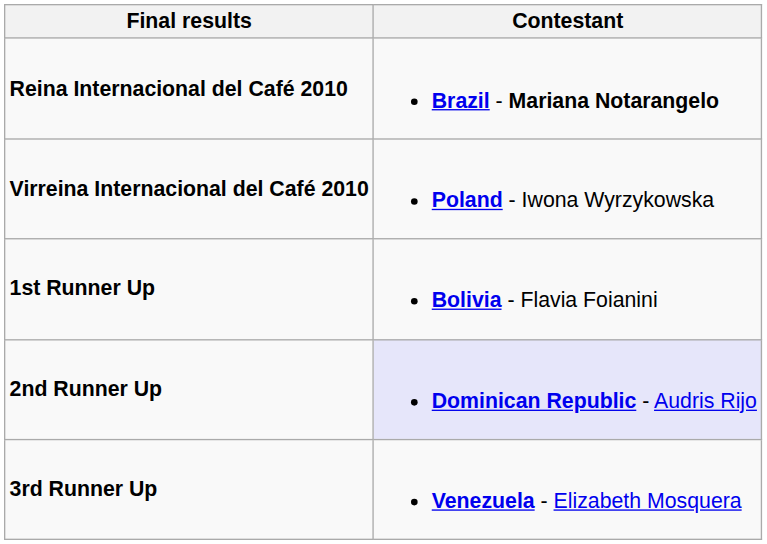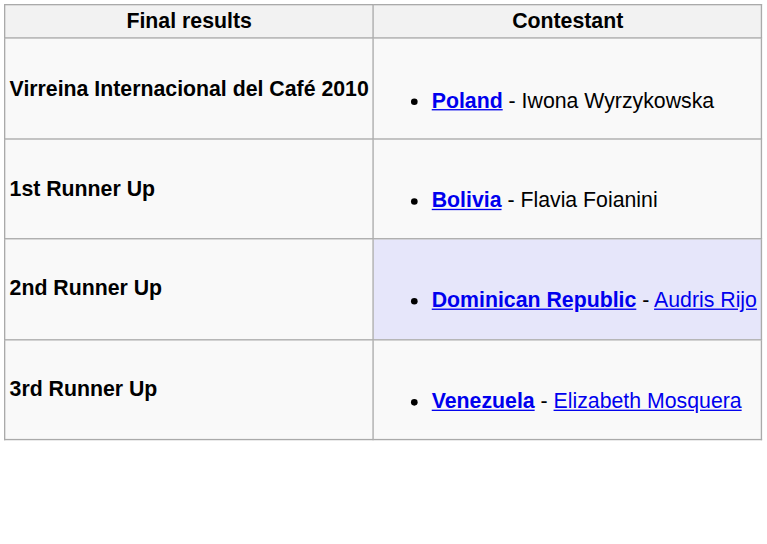- row: (179, 88)
